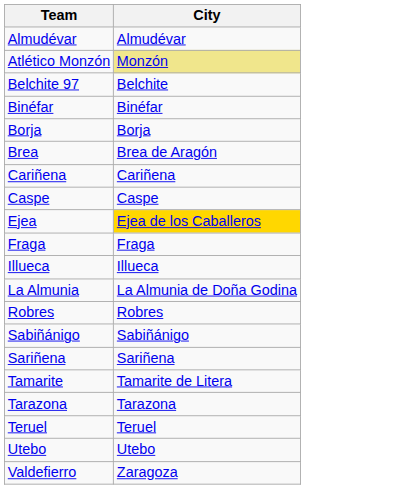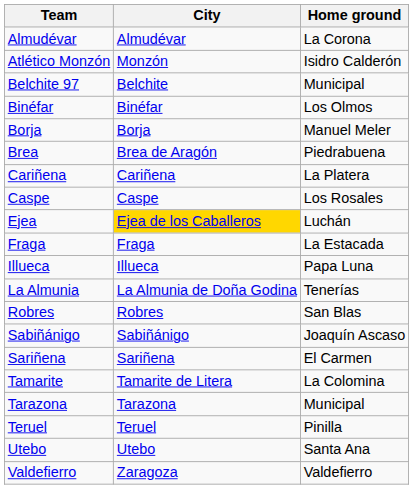+ column: (354, 15)
(142, 61) khaki background -> (142, 61) no background
